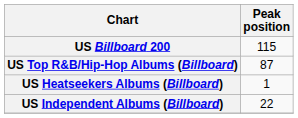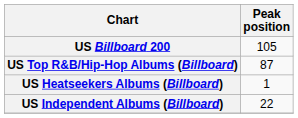(267, 46) 115 -> (267, 46) 105
